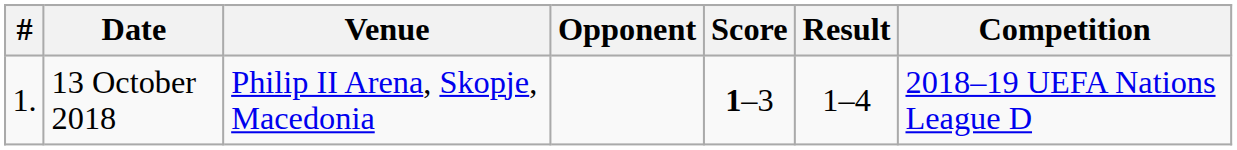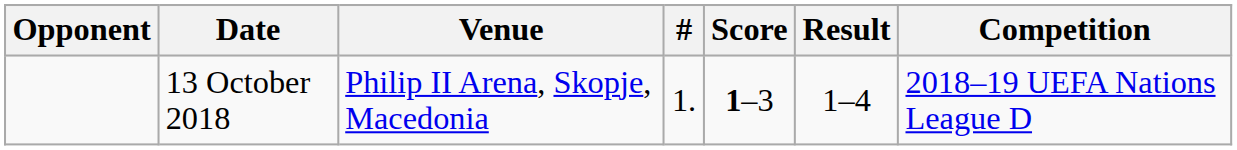columns swapped: (25, 30) <-> (627, 30)
